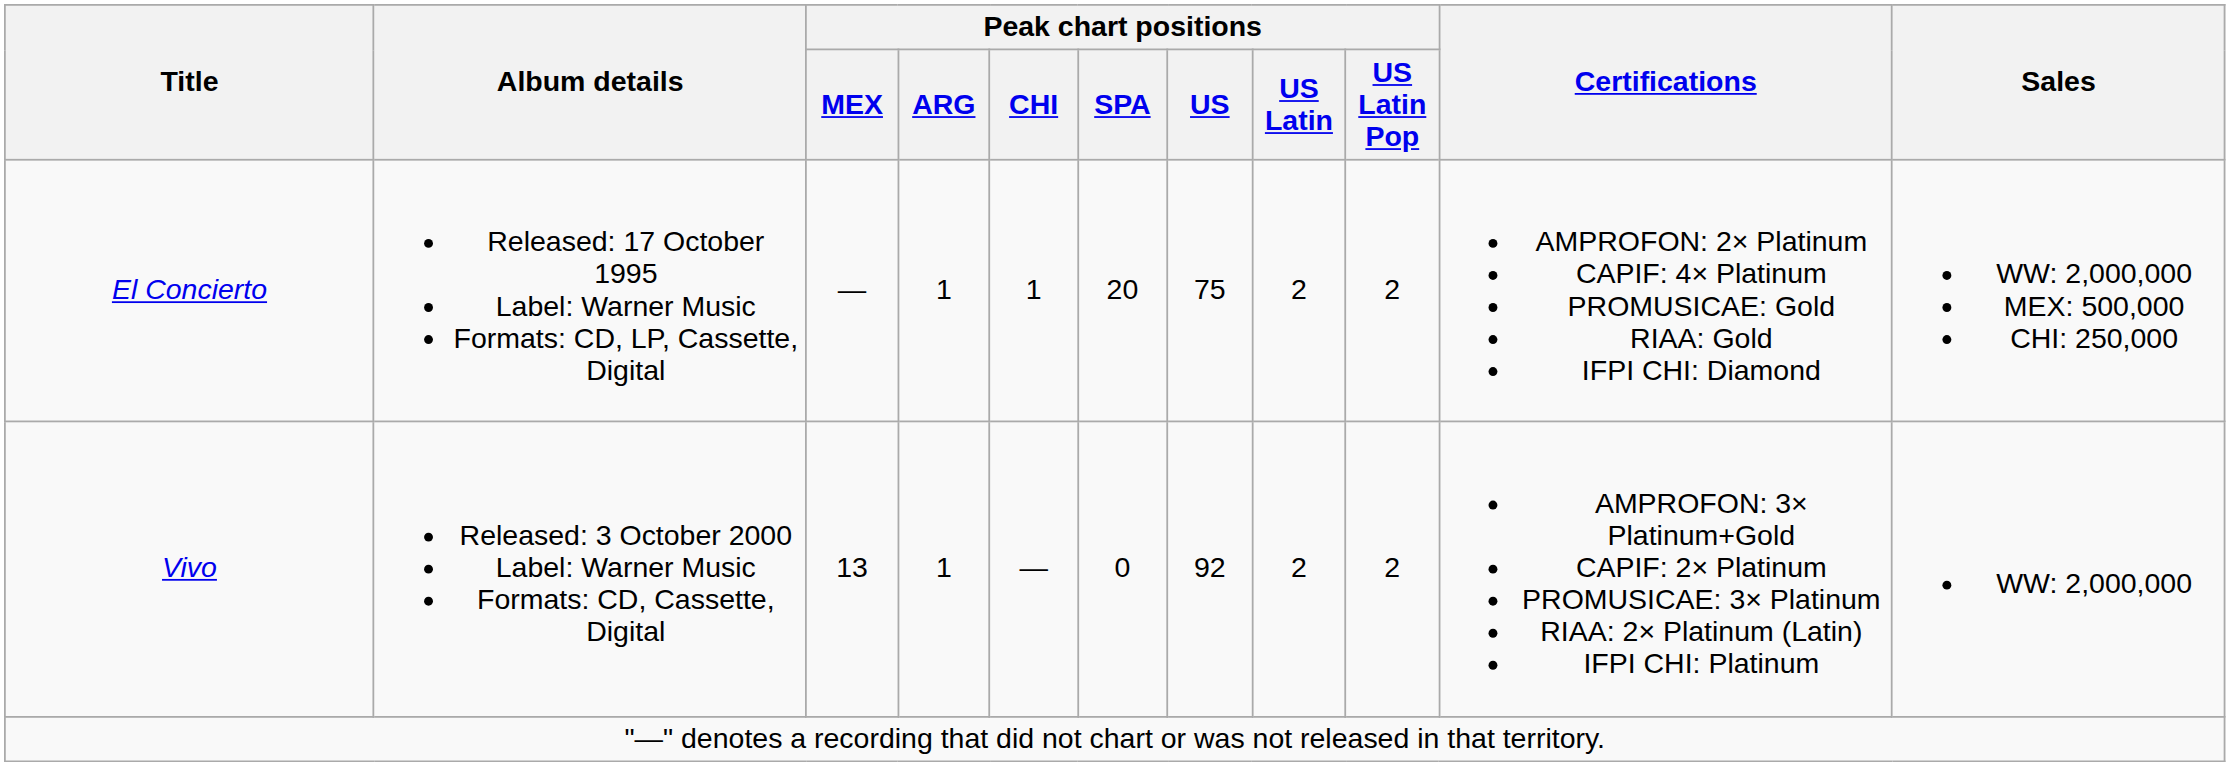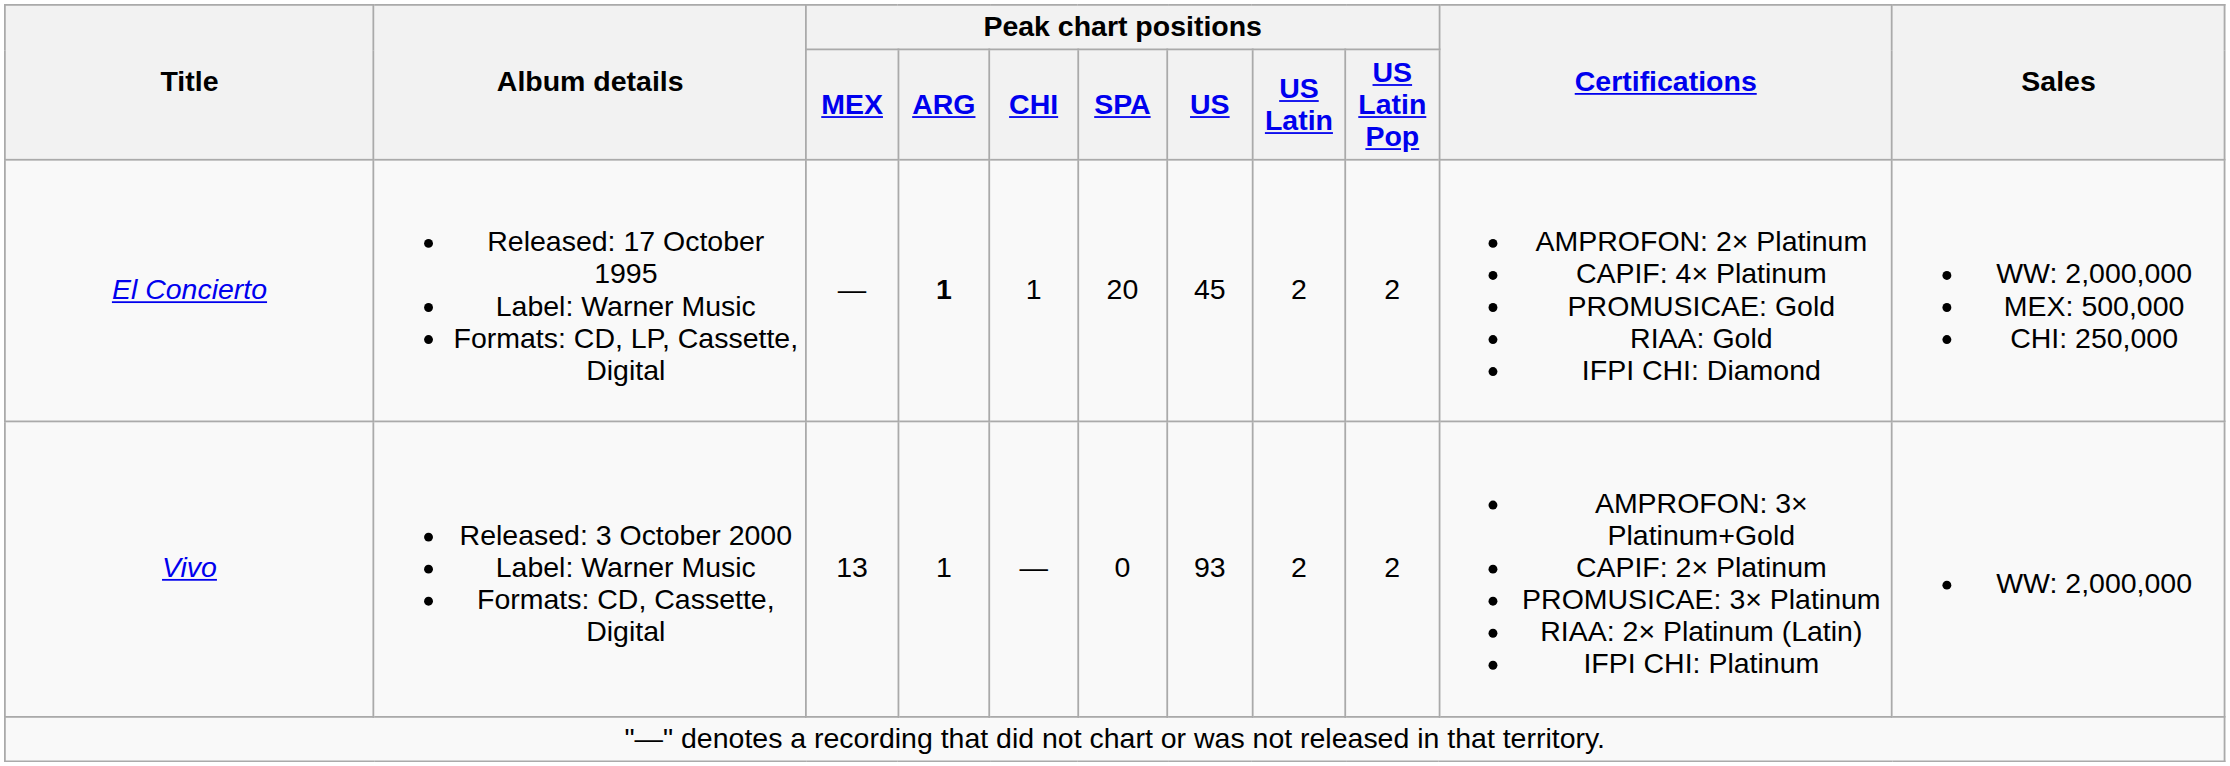(944, 290) normal -> (944, 290) bold
(1210, 290) 75 -> (1210, 290) 45
(1210, 568) 92 -> (1210, 568) 93
